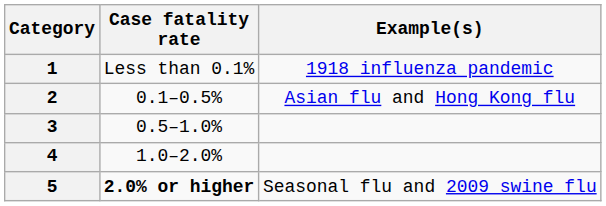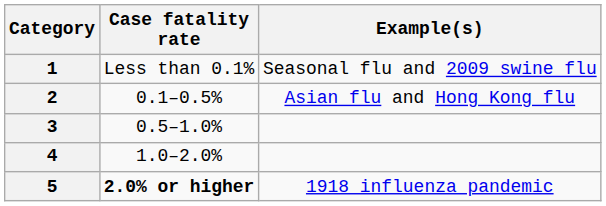(430, 69) 1918 influenza pandemic -> (430, 69) Seasonal flu and 2009 swine flu
(430, 186) Seasonal flu and 2009 swine flu -> (430, 186) 1918 influenza pandemic
